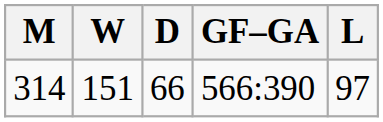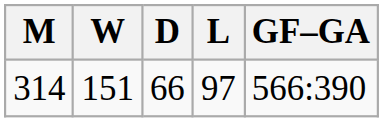columns swapped: (353, 32) <-> (260, 32)
